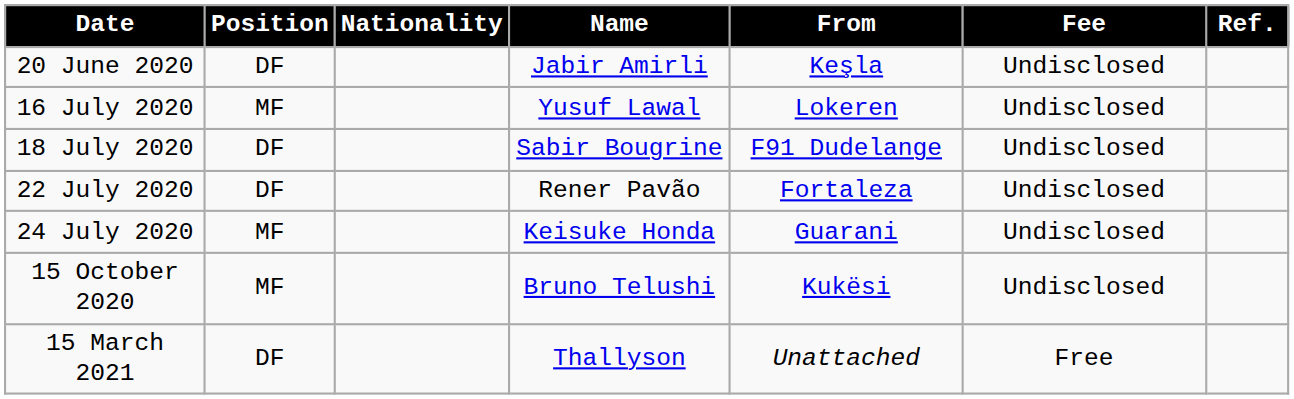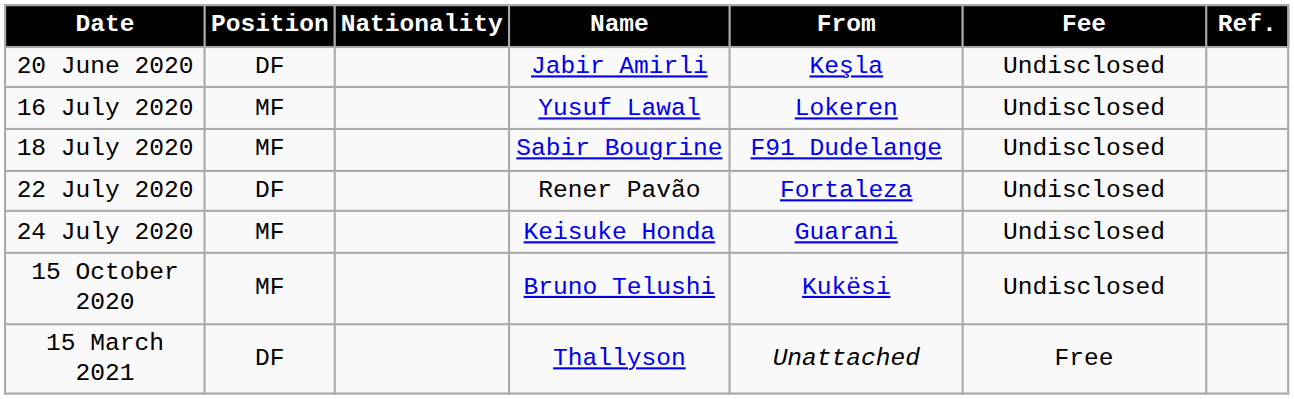(270, 149) DF -> (270, 149) MF
